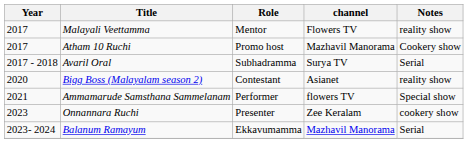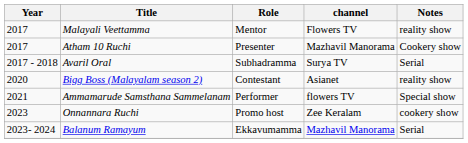(260, 46) Promo host -> (255, 46) Presenter
(255, 113) Presenter -> (260, 113) Promo host
